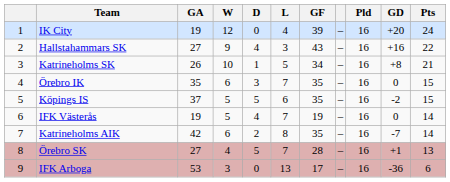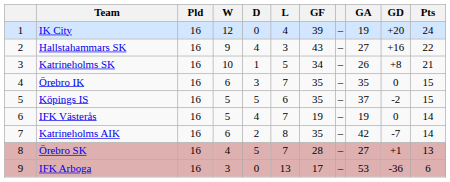columns swapped: (364, 13) <-> (195, 13)
